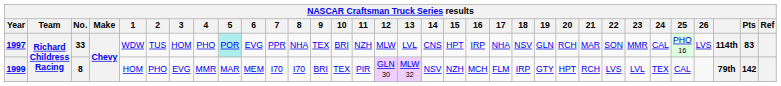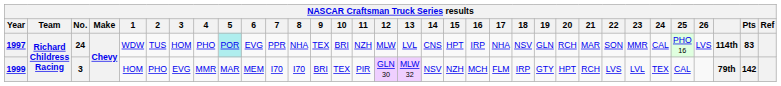(80, 45) 33 -> (80, 45) 24
(80, 69) 8 -> (80, 69) 3
